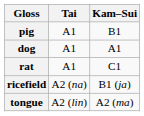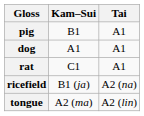columns swapped: (69, 13) <-> (115, 13)
